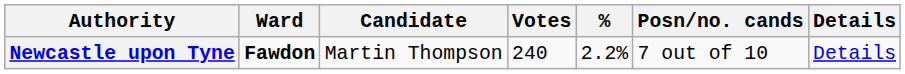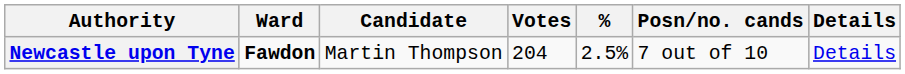(530, 53) 240 -> (530, 53) 204
(604, 53) 2.2% -> (604, 53) 2.5%
